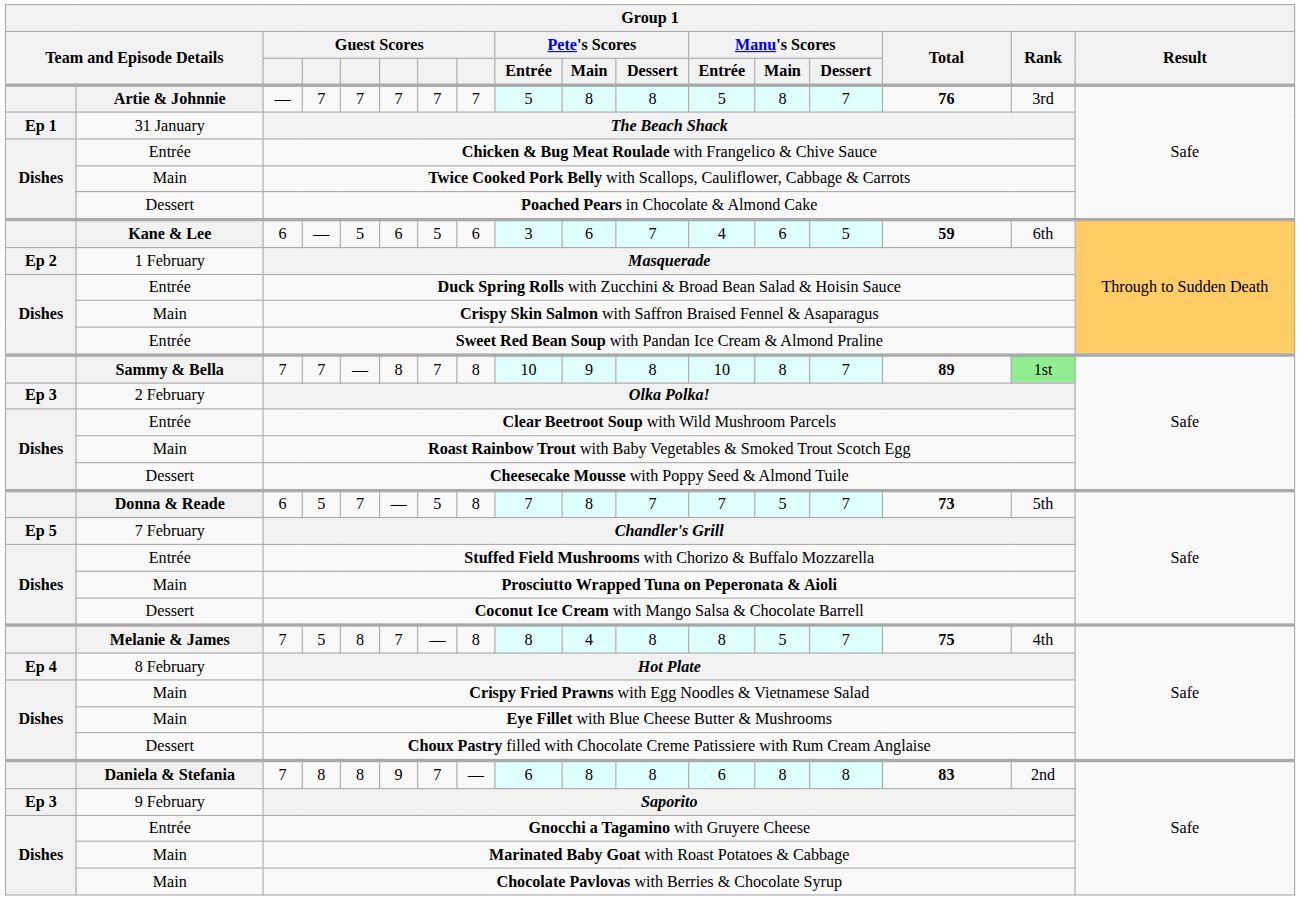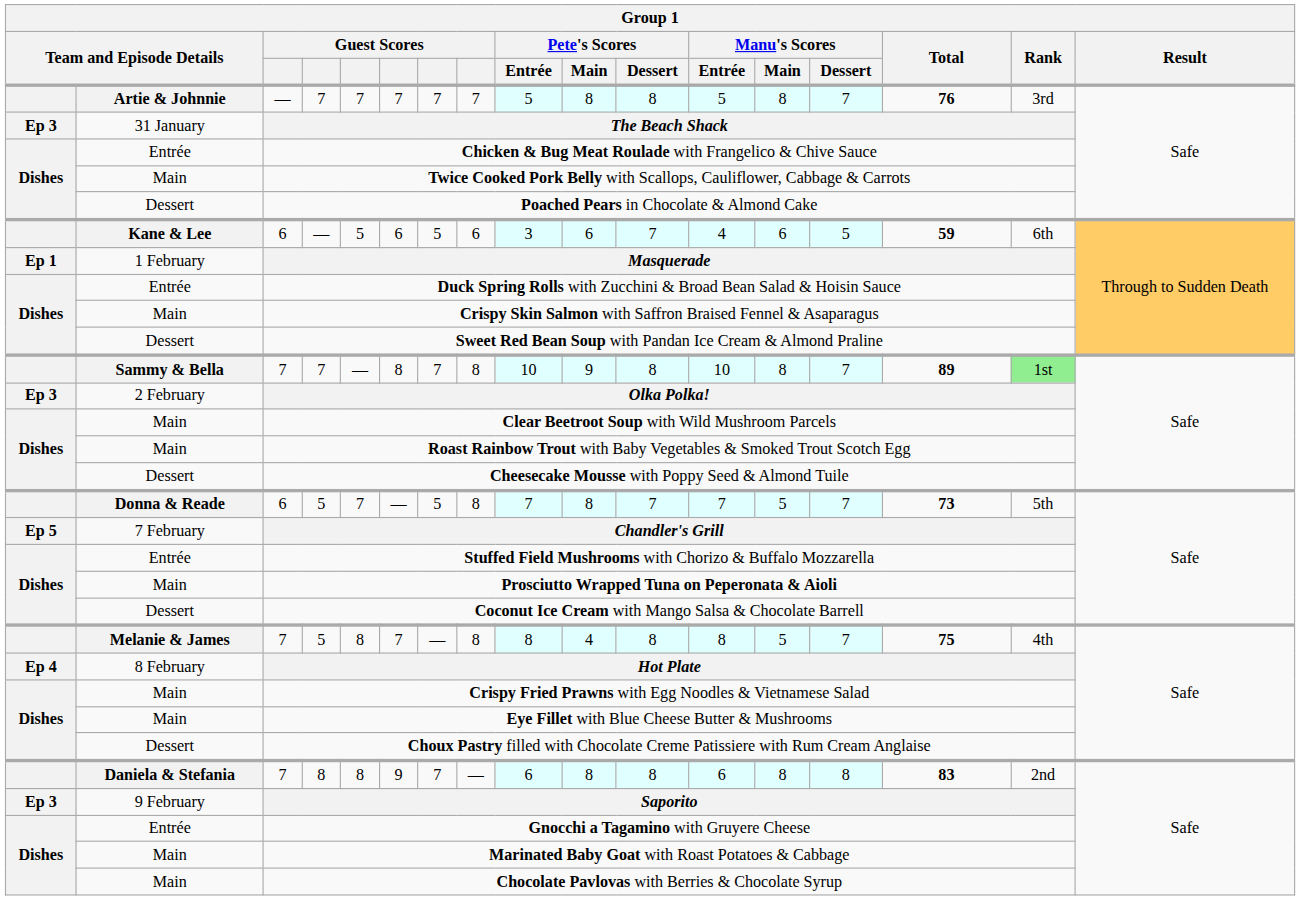(41, 125) Ep 1 -> (41, 125) Ep 3
(41, 260) Ep 2 -> (41, 260) Ep 1
(170, 340) Entrée -> (170, 340) Dessert
(170, 422) Entrée -> (170, 422) Main
